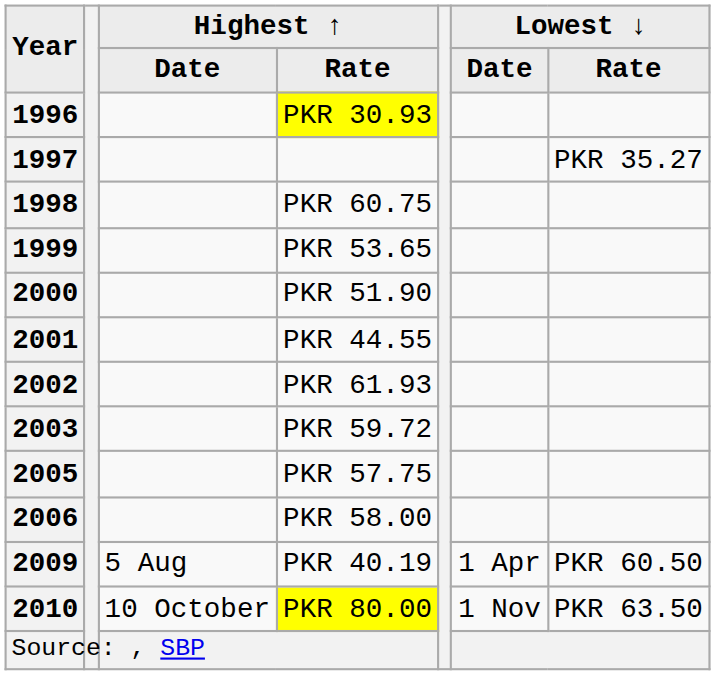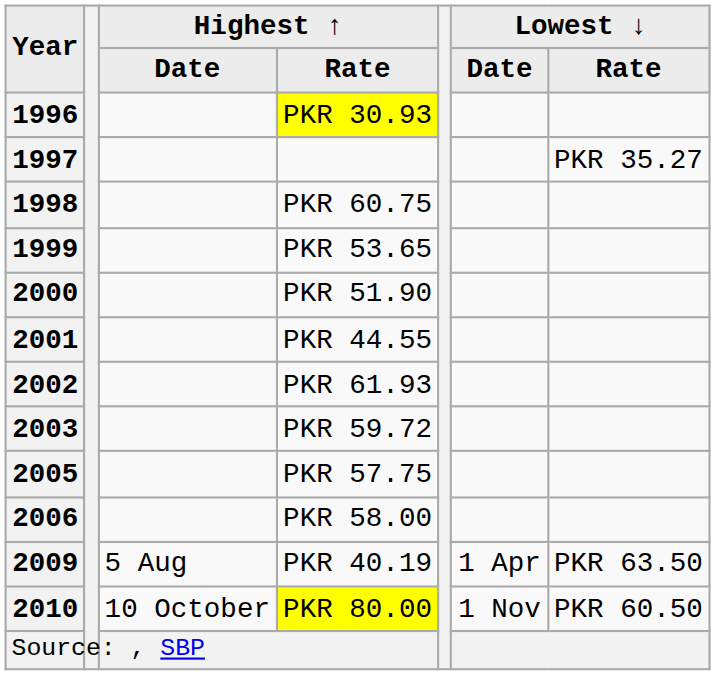(628, 564) PKR 60.50 -> (628, 564) PKR 63.50
(628, 609) PKR 63.50 -> (628, 609) PKR 60.50
